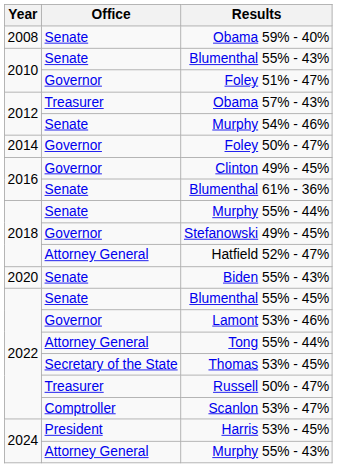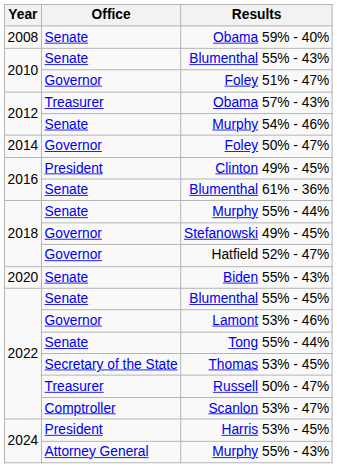(73, 168) Governor -> (74, 168) President
(97, 255) Attorney General -> (73, 255) Governor
(97, 342) Attorney General -> (66, 342) Senate
